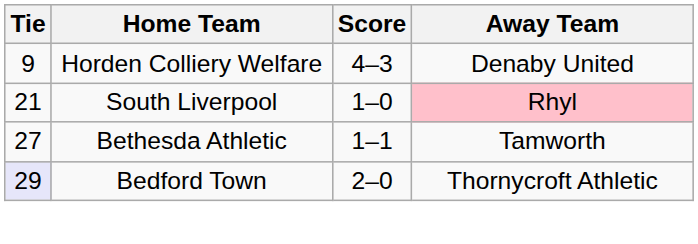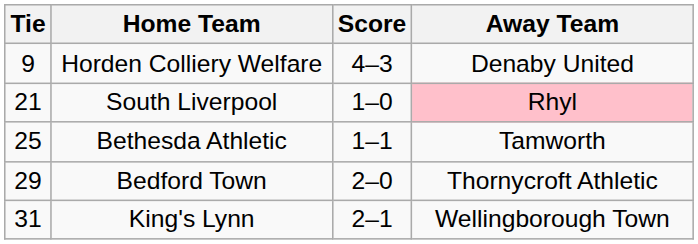(28, 141) 27 -> (28, 141) 25
(28, 180) lavender background -> (28, 180) no background
+ row: (192, 219)
